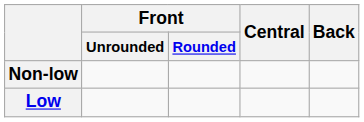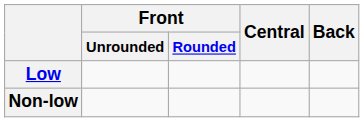rows swapped: (43, 74) <-> (43, 102)
